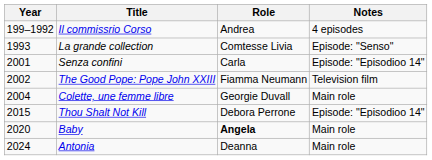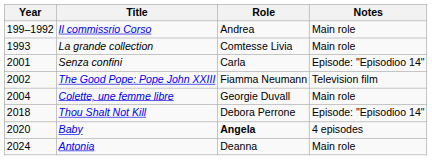(338, 29) 4 episodes -> (334, 29) Main role
(353, 46) Episode: "Senso" -> (334, 46) Main role
(19, 113) 2015 -> (19, 113) 2018
(334, 130) Main role -> (338, 130) 4 episodes
